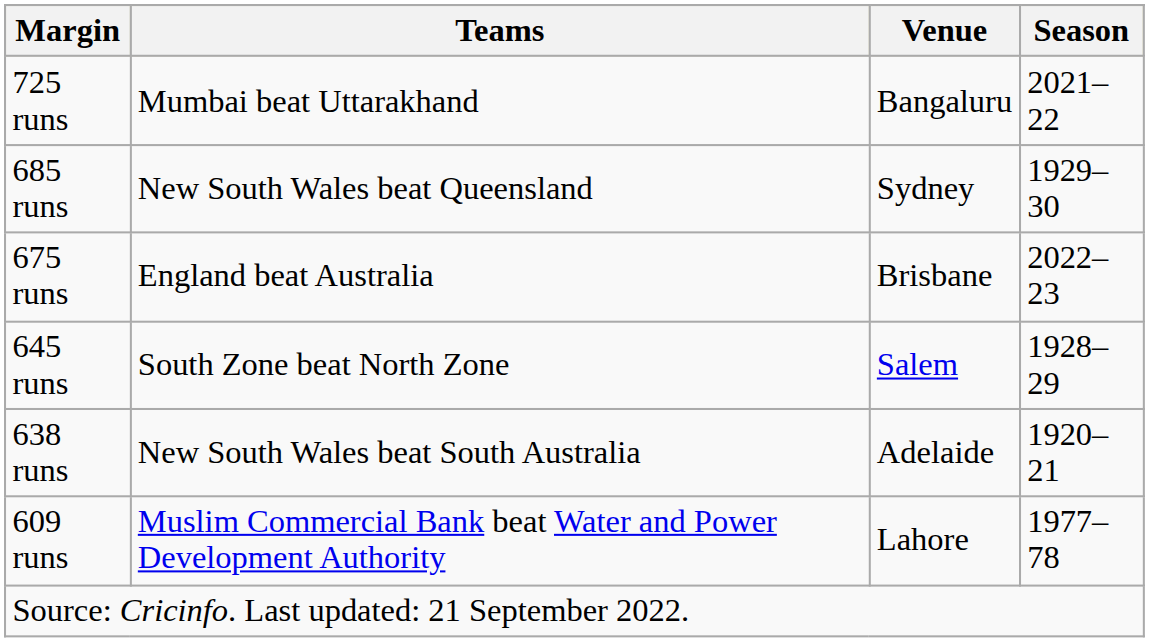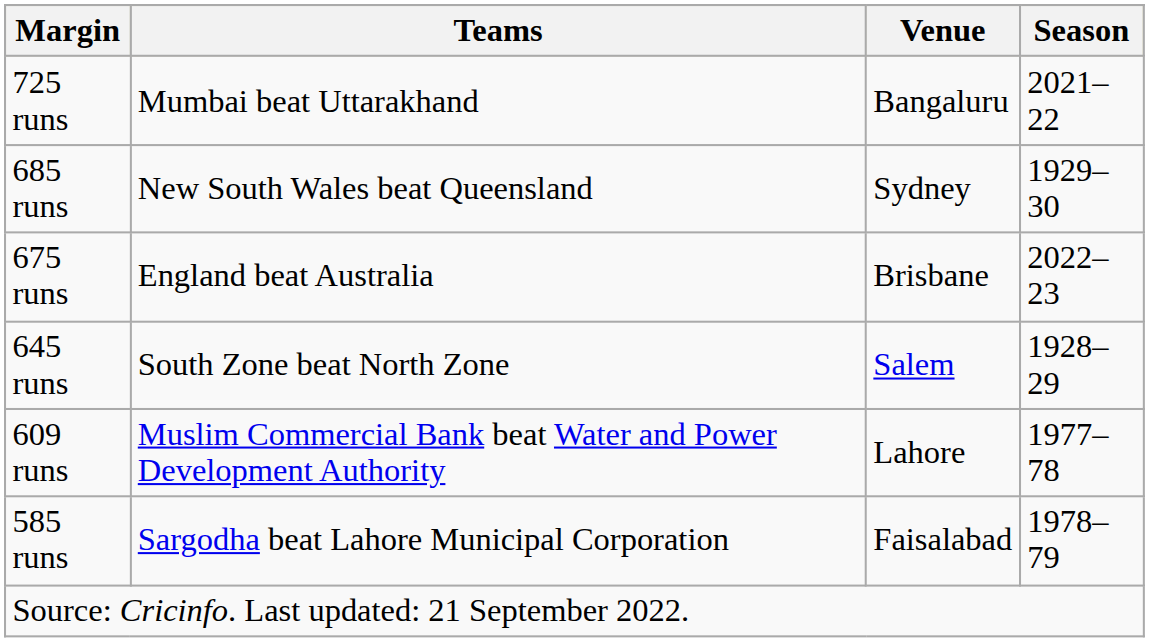- row: (40, 452)
+ row: (40, 540)
